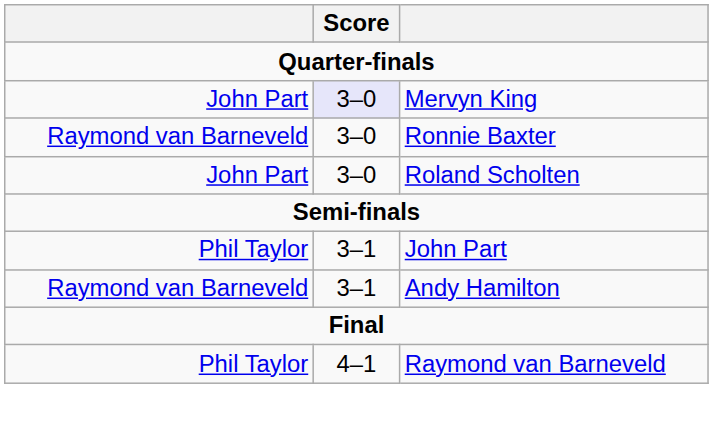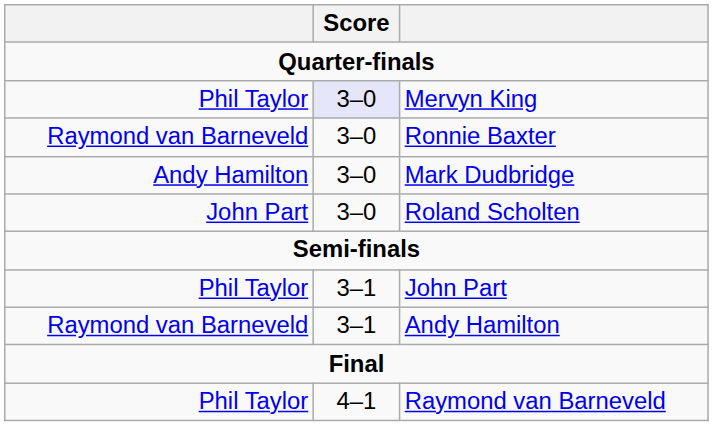(257, 99) John Part -> (253, 99) Phil Taylor
+ row: (490, 174)
